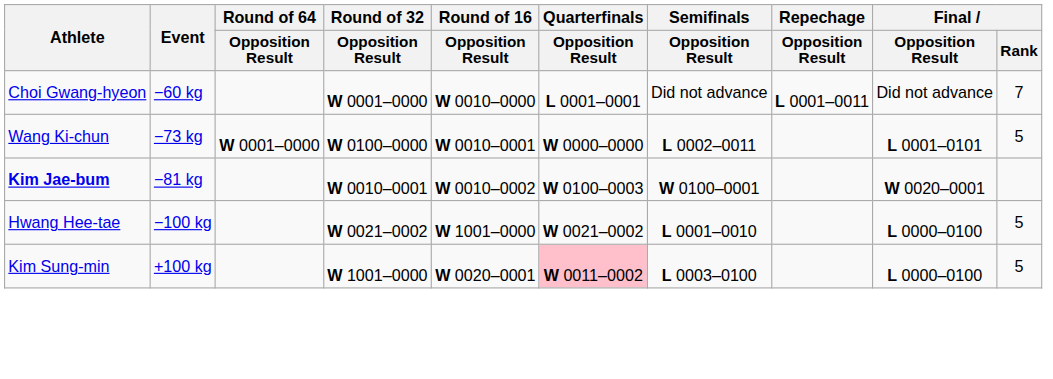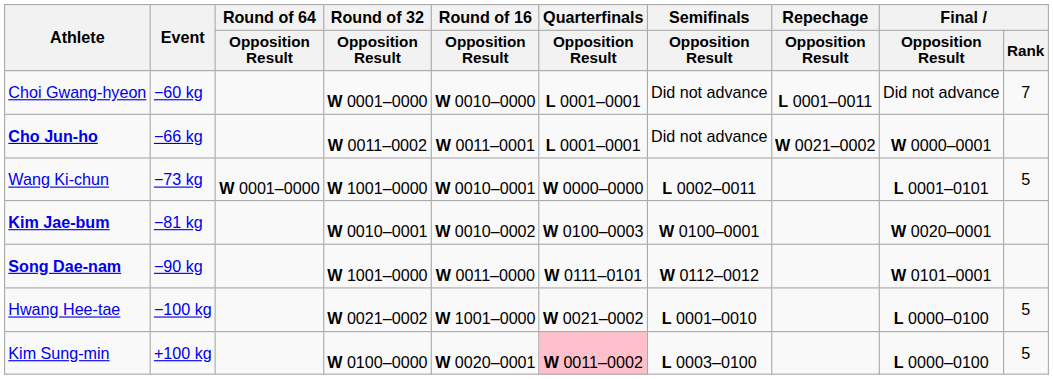+ row: (53, 136)
(377, 145) W 0100–0000 -> (377, 189) W 1001–0000
+ row: (65, 267)
(377, 276) W 1001–0000 -> (377, 362) W 0100–0000
